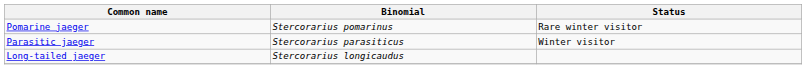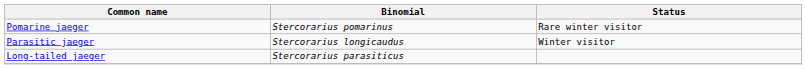(338, 41) Stercorarius parasiticus -> (338, 41) Stercorarius longicaudus
(338, 56) Stercorarius longicaudus -> (338, 56) Stercorarius parasiticus
